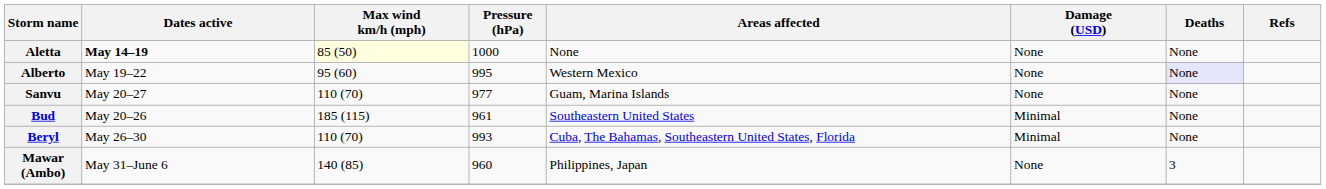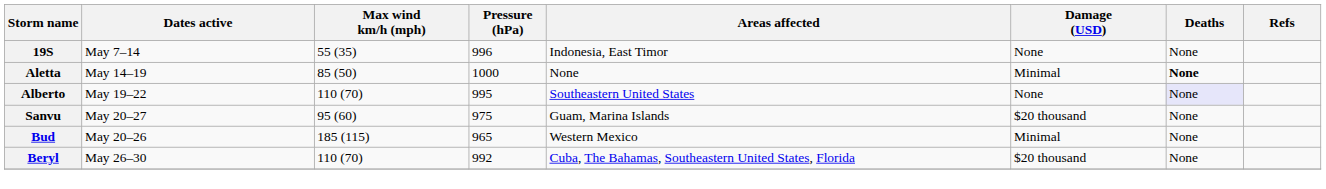+ row: (43, 51)
(116, 51) bold -> (116, 72) normal
(337, 51) lightyellow background -> (337, 72) no background
(1029, 51) None -> (1037, 72) Minimal
(1183, 51) normal -> (1184, 72) bold
(337, 72) 95 (60) -> (340, 94) 110 (70)
(594, 72) Western Mexico -> (622, 94) Southeastern United States
(340, 94) 110 (70) -> (337, 115) 95 (60)
(482, 94) 977 -> (482, 115) 975
(1029, 94) None -> (1050, 115) $20 thousand
(482, 115) 961 -> (482, 136) 965
(622, 115) Southeastern United States -> (594, 136) Western Mexico
(482, 136) 993 -> (482, 158) 992
(1037, 136) Minimal -> (1050, 158) $20 thousand
- row: (43, 165)
